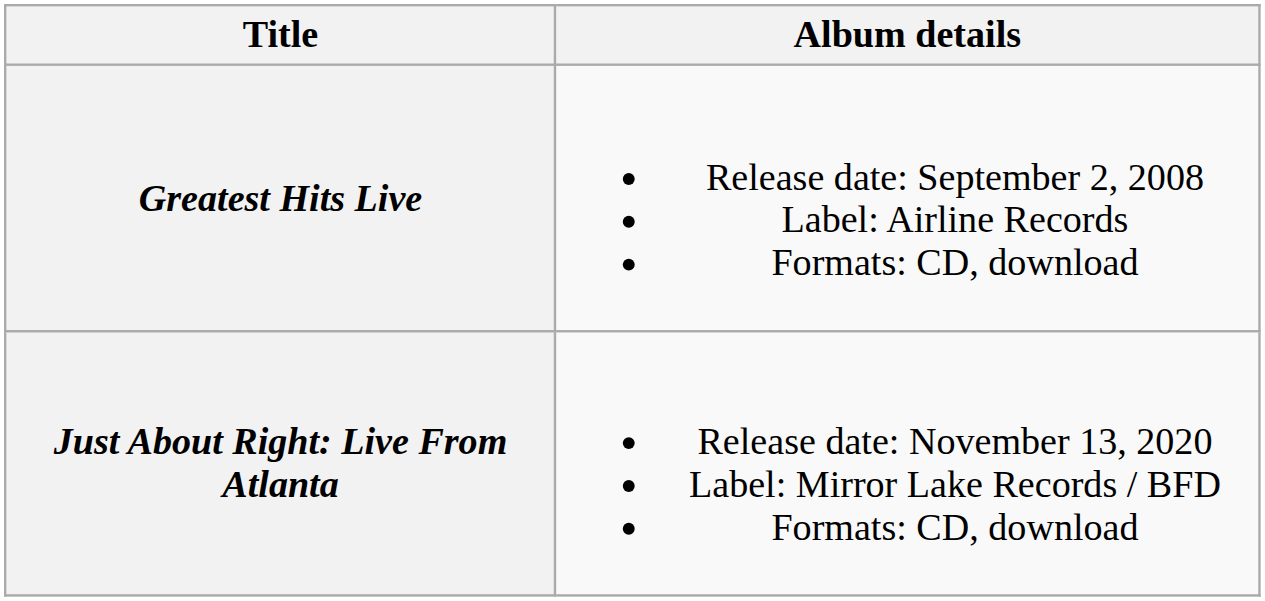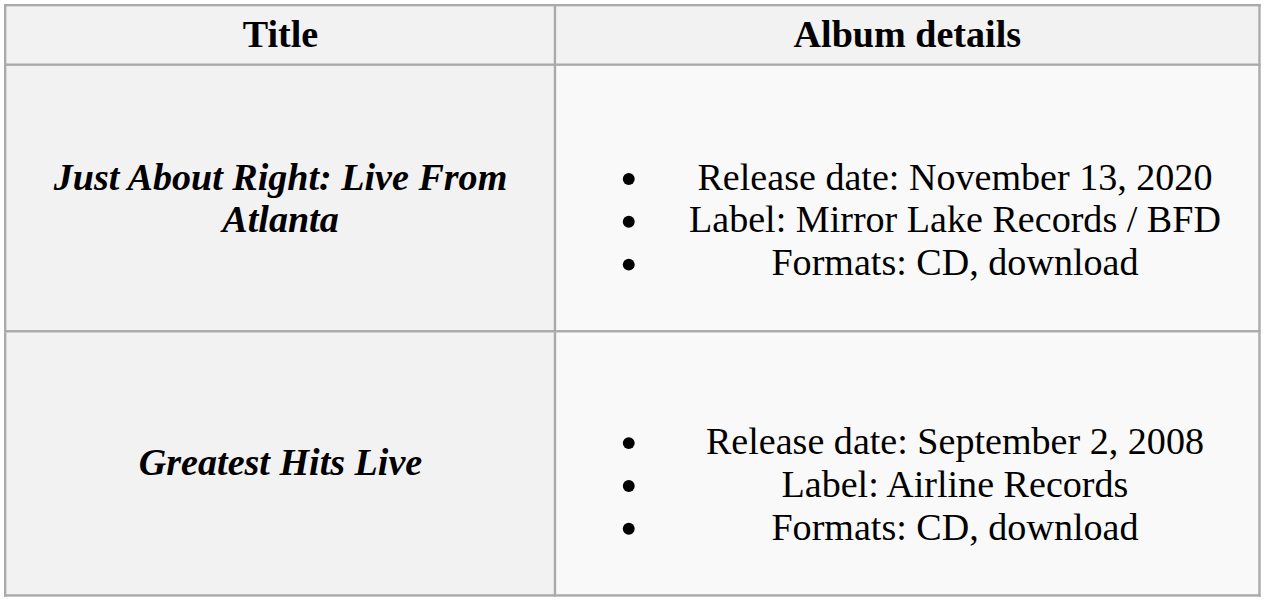rows swapped: (281, 197) <-> (281, 462)
